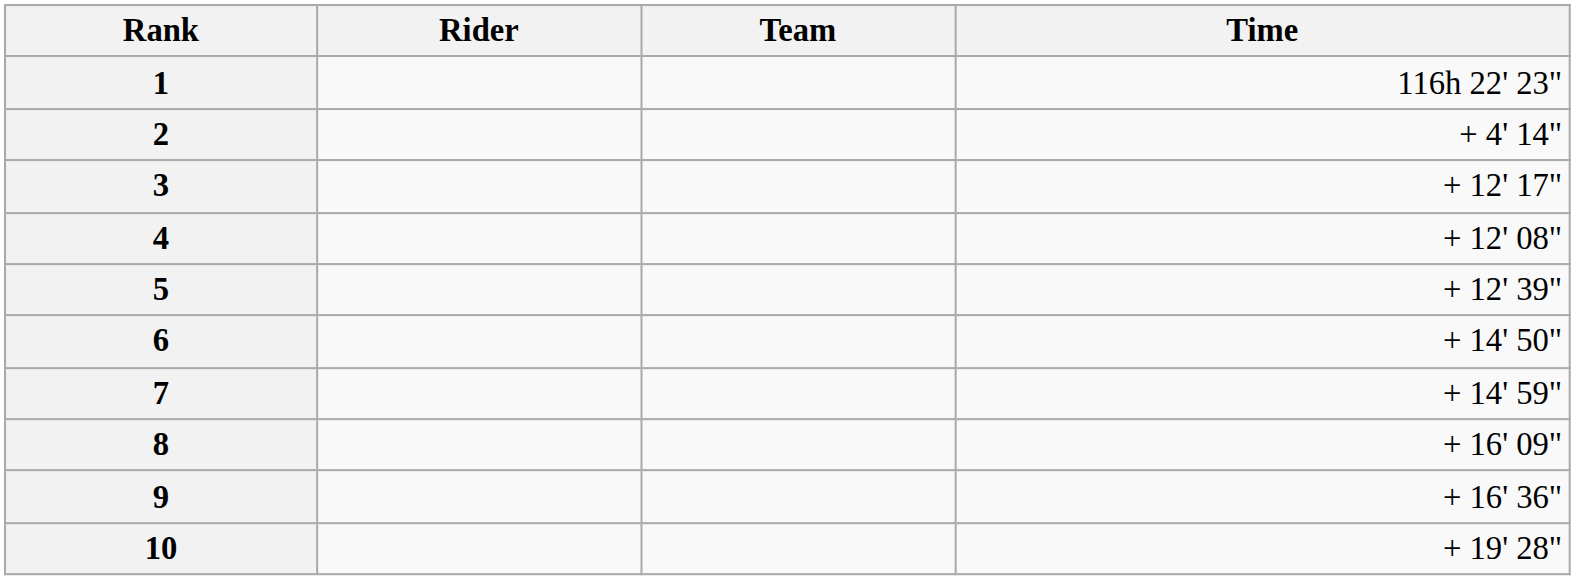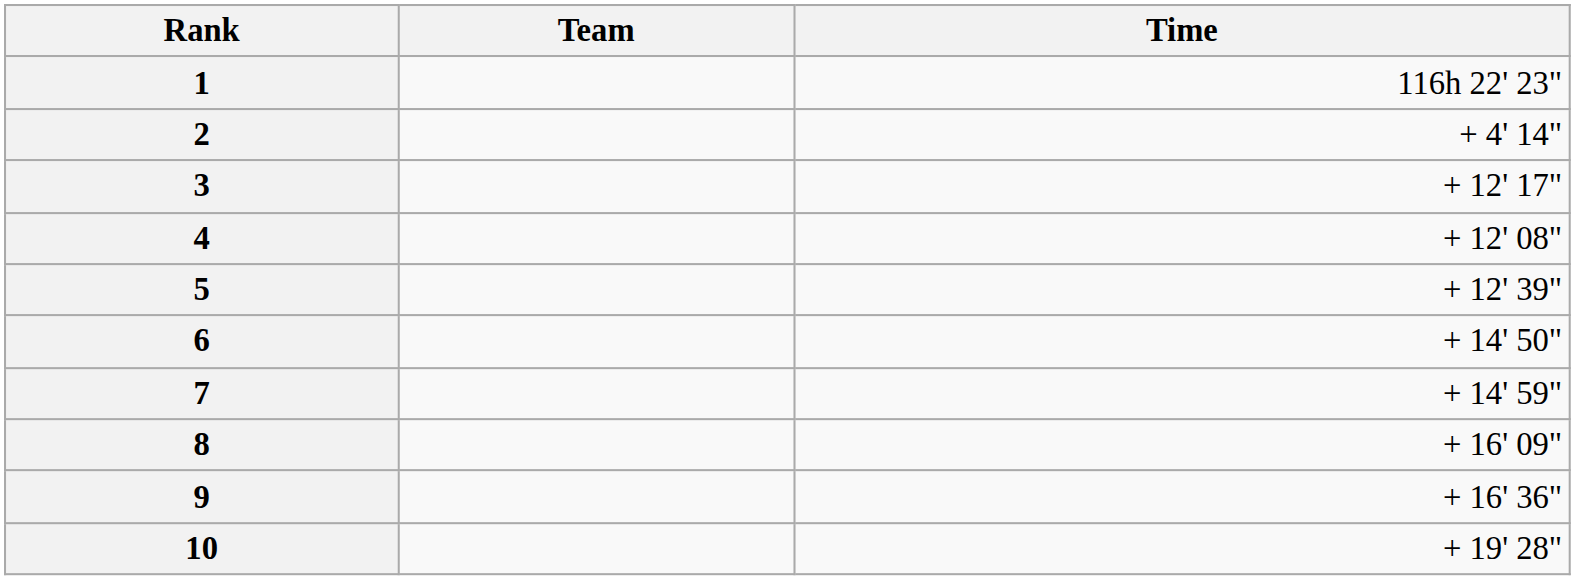- column: (479, 30)
